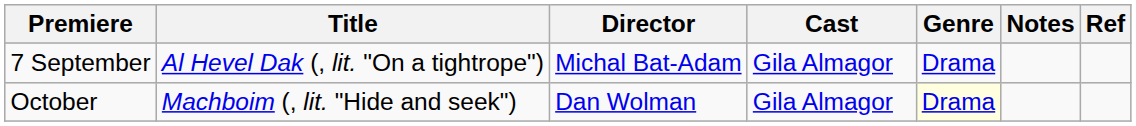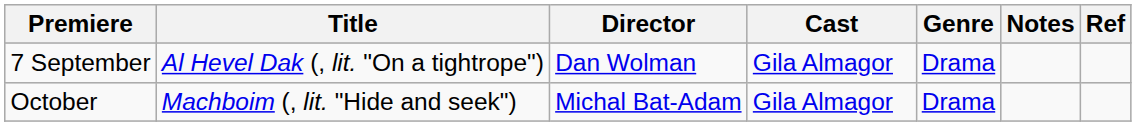(648, 62) Michal Bat-Adam -> (626, 62) Dan Wolman
(626, 101) Dan Wolman -> (648, 101) Michal Bat-Adam
(958, 101) lightyellow background -> (958, 101) no background
